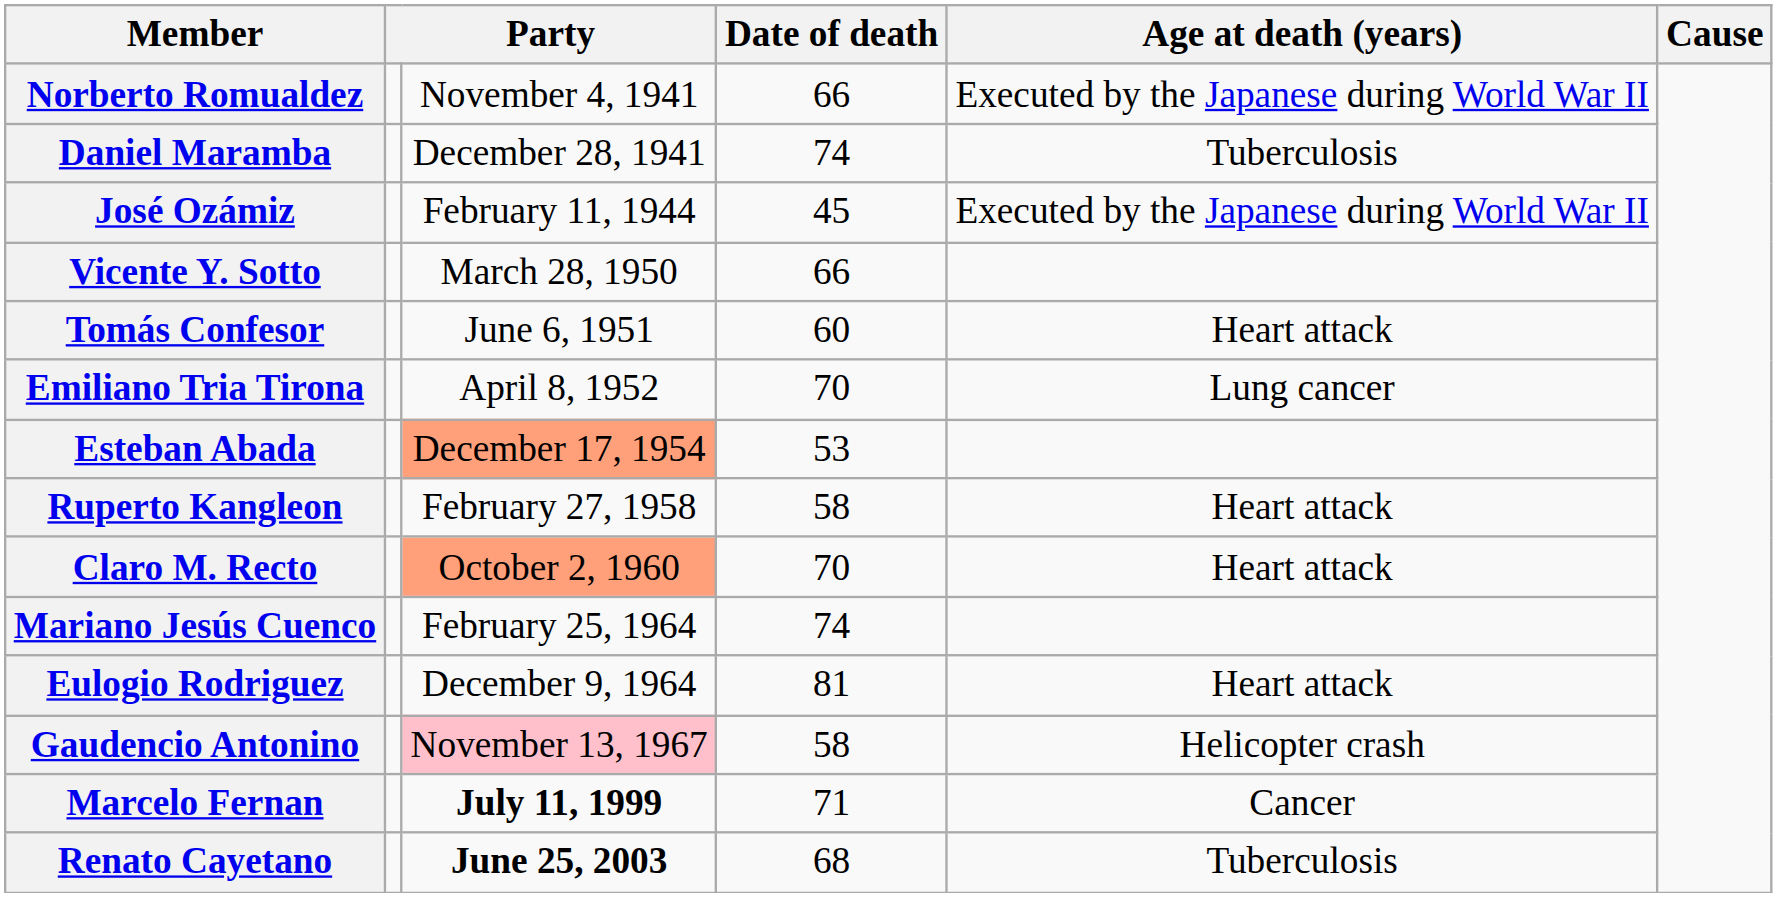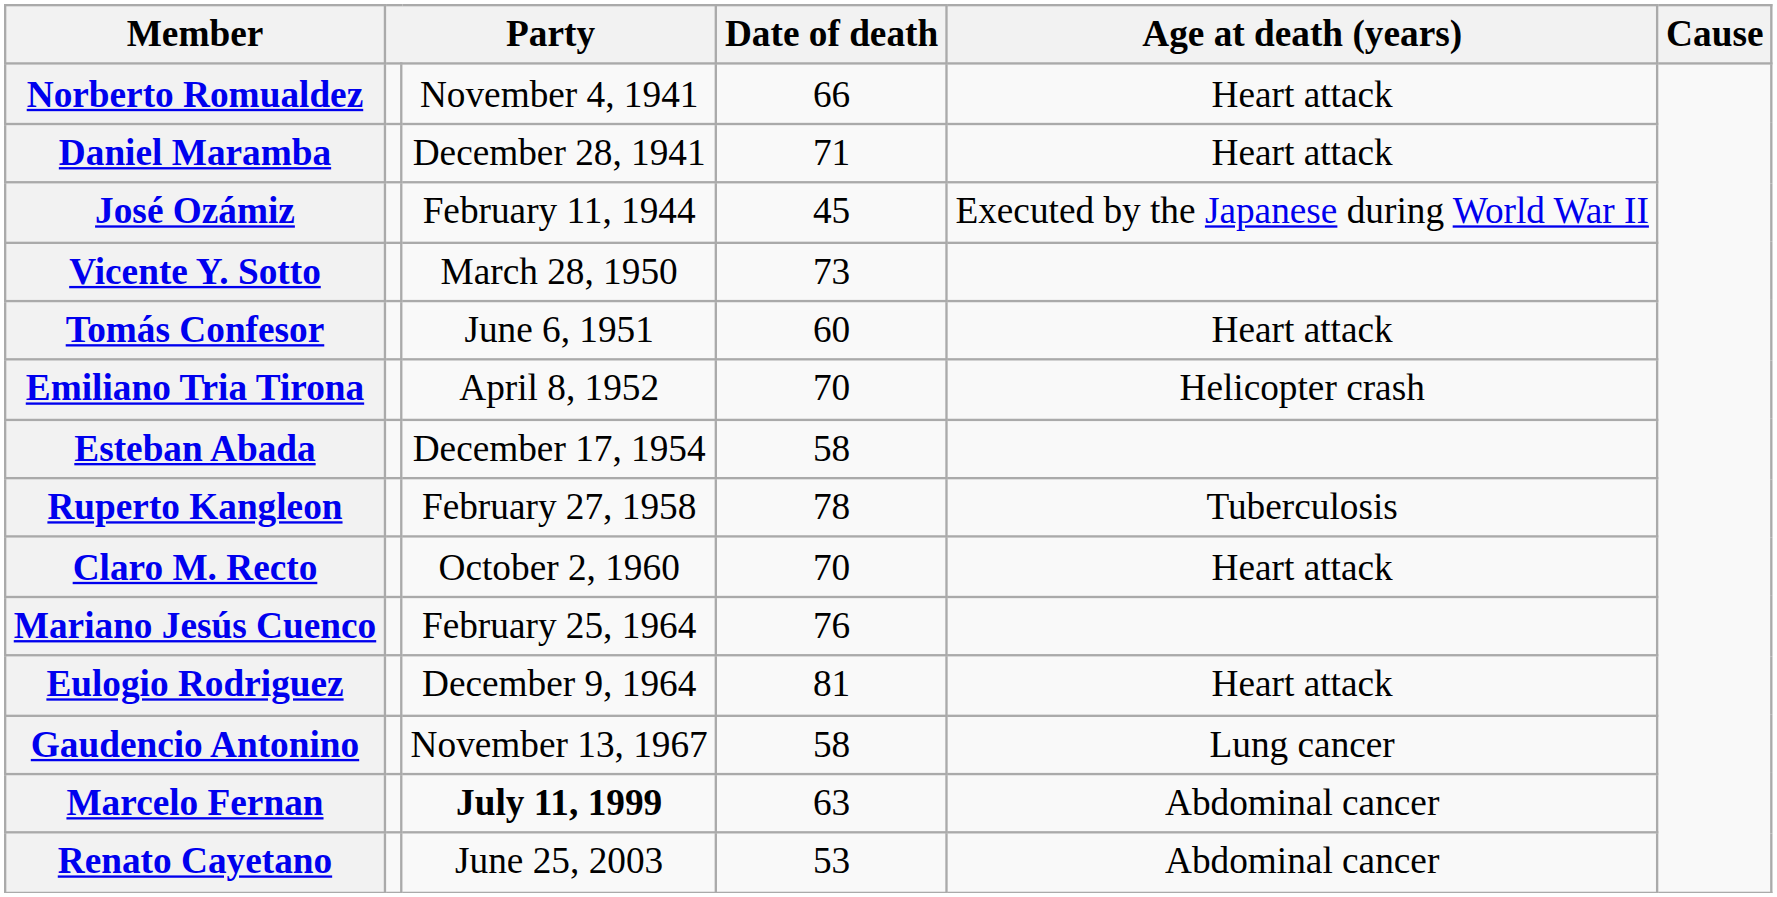(1302, 93) Executed by the Japanese during World War II -> (1302, 93) Heart attack
(832, 152) 74 -> (832, 152) 71
(1302, 152) Tuberculosis -> (1302, 152) Heart attack
(832, 270) 66 -> (832, 270) 73
(1302, 388) Lung cancer -> (1302, 388) Helicopter crash
(559, 447) lightsalmon background -> (559, 447) no background
(832, 447) 53 -> (832, 447) 58
(832, 507) 58 -> (832, 507) 78
(1302, 507) Heart attack -> (1302, 507) Tuberculosis
(559, 566) lightsalmon background -> (559, 566) no background
(832, 625) 74 -> (832, 625) 76
(559, 743) pink background -> (559, 743) no background
(1302, 743) Helicopter crash -> (1302, 743) Lung cancer
(832, 802) 71 -> (832, 802) 63
(1302, 802) Cancer -> (1302, 802) Abdominal cancer
(559, 861) bold -> (559, 861) normal
(832, 861) 68 -> (832, 861) 53
(1302, 861) Tuberculosis -> (1302, 861) Abdominal cancer
